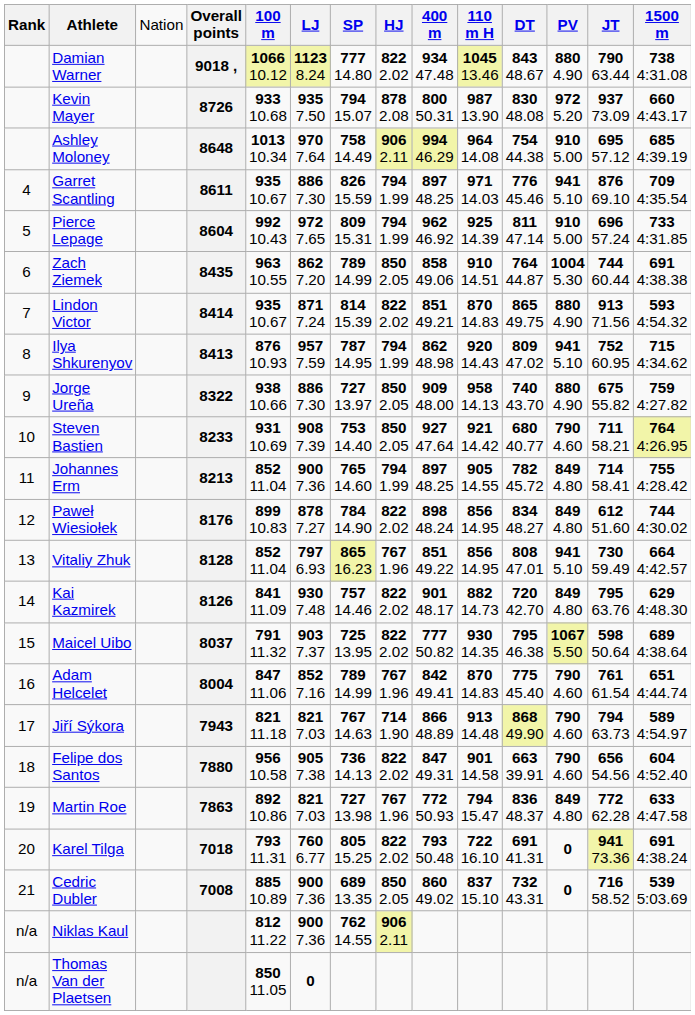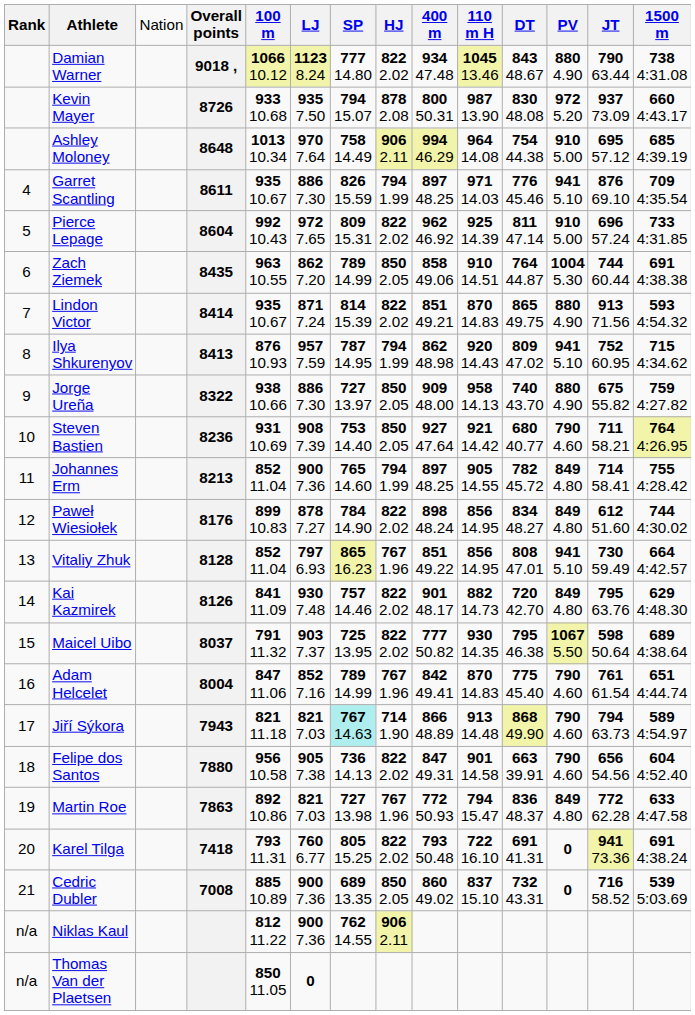(394, 231) 794 1.99 -> (394, 231) 822 2.02
(216, 437) 8233 -> (216, 437) 8236
(353, 725) no background -> (353, 725) paleturquoise background
(216, 849) 7018 -> (216, 849) 7418
